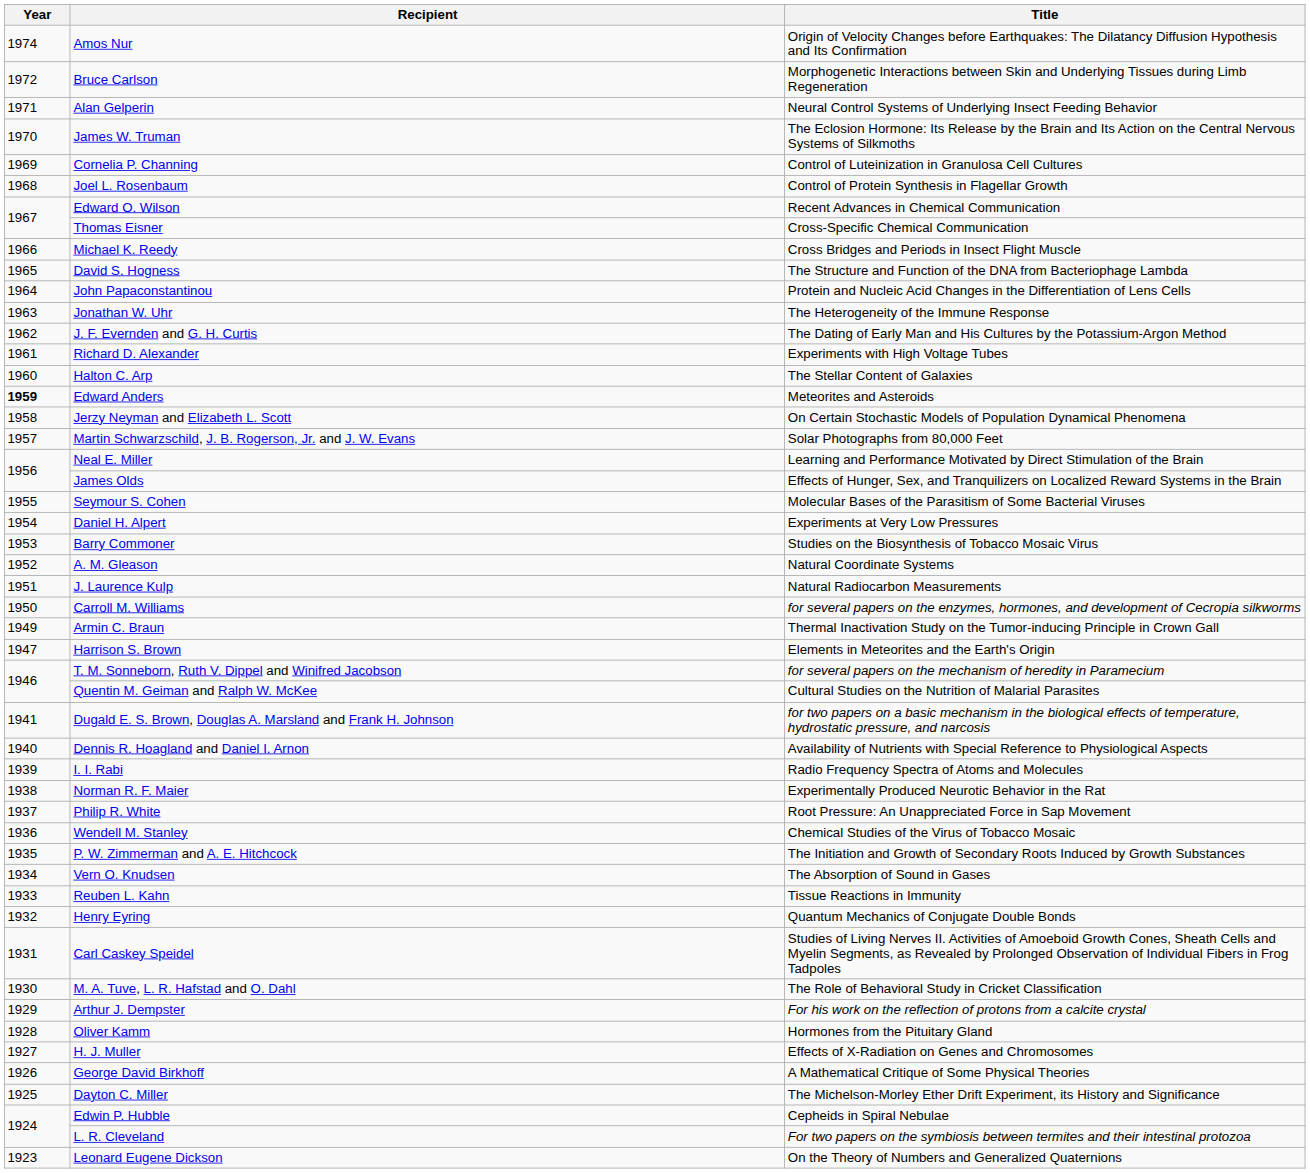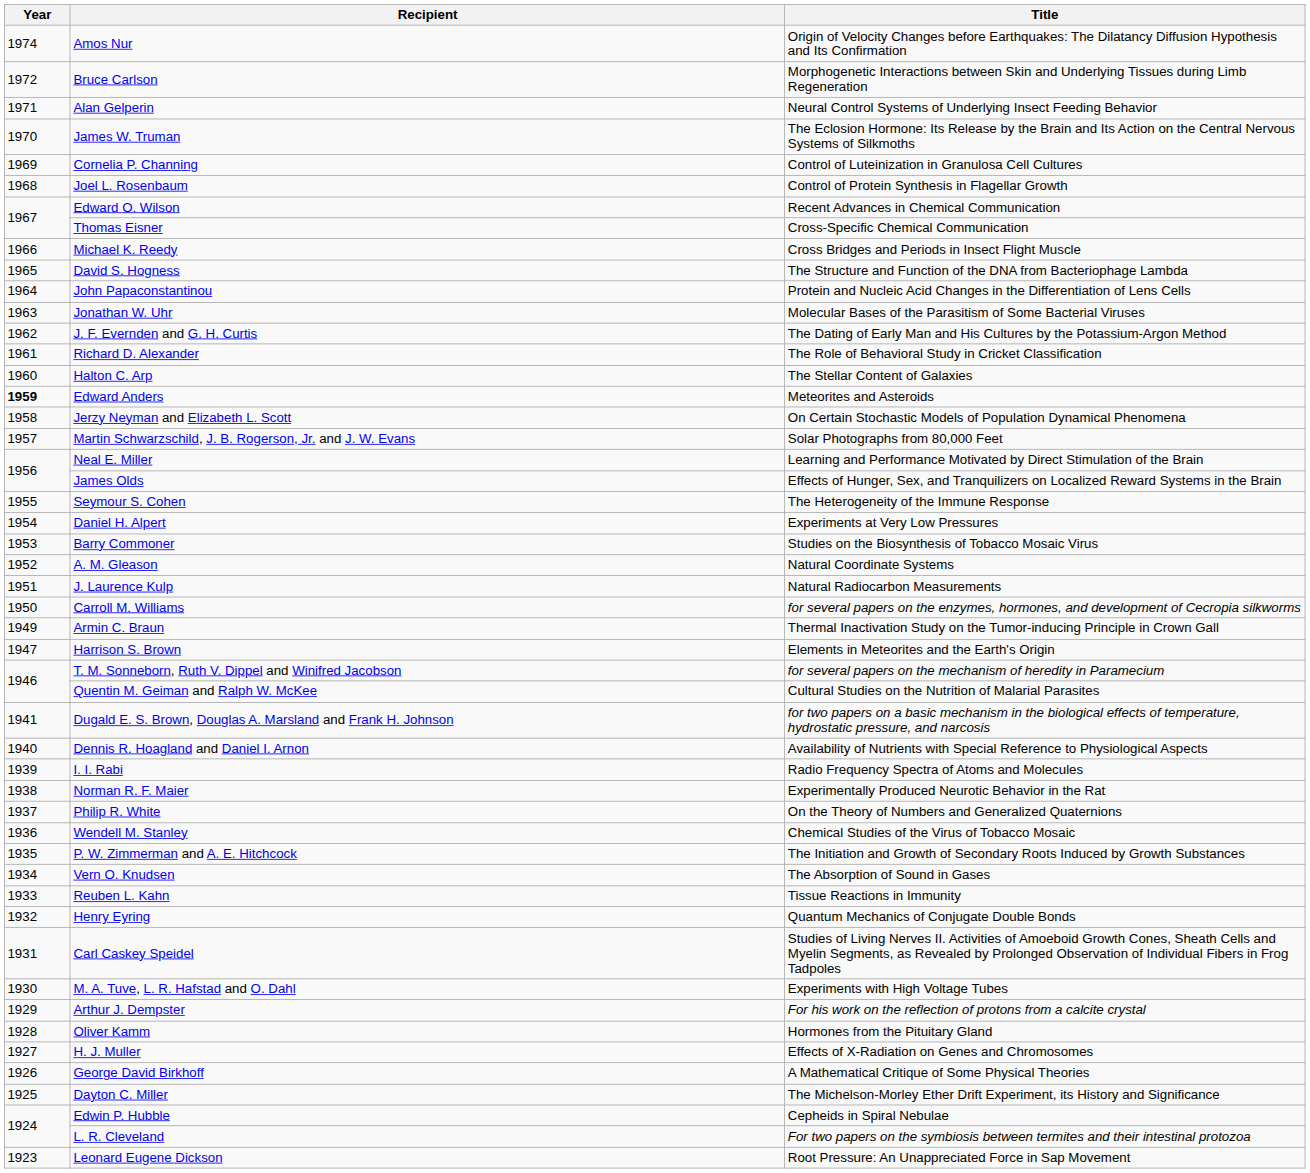(919, 312) The Heterogeneity of the Immune Response -> (966, 312) Molecular Bases of the Parasitism of Some Bacterial Viruses
(898, 354) Experiments with High Voltage Tubes -> (945, 354) The Role of Behavioral Study in Cricket Classification
(966, 502) Molecular Bases of the Parasitism of Some Bacterial Viruses -> (919, 502) The Heterogeneity of the Immune Response
(959, 811) Root Pressure: An Unappreciated Force in Sap Movement -> (955, 811) On the Theory of Numbers and Generalized Quaternions
(945, 989) The Role of Behavioral Study in Cricket Classification -> (898, 989) Experiments with High Voltage Tubes
(955, 1157) On the Theory of Numbers and Generalized Quaternions -> (959, 1157) Root Pressure: An Unappreciated Force in Sap Movement
